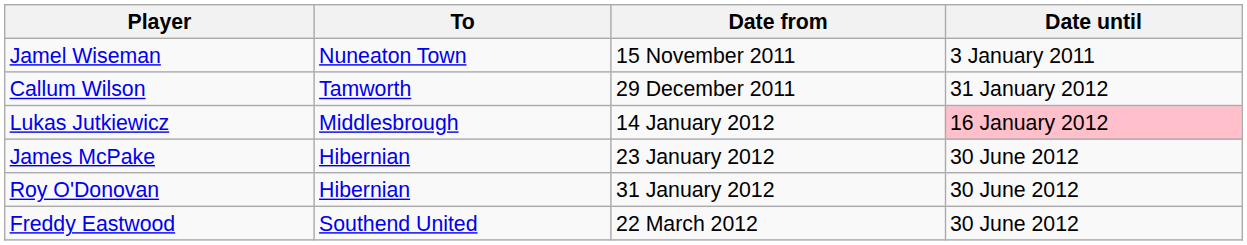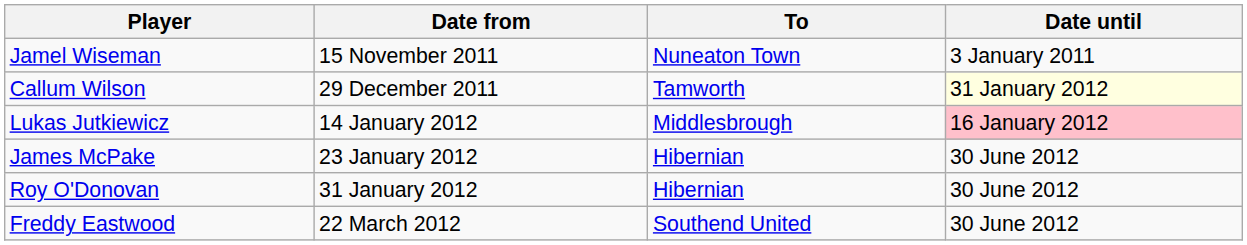columns swapped: (463, 22) <-> (778, 22)
(1029, 89) no background -> (1029, 89) lightyellow background
